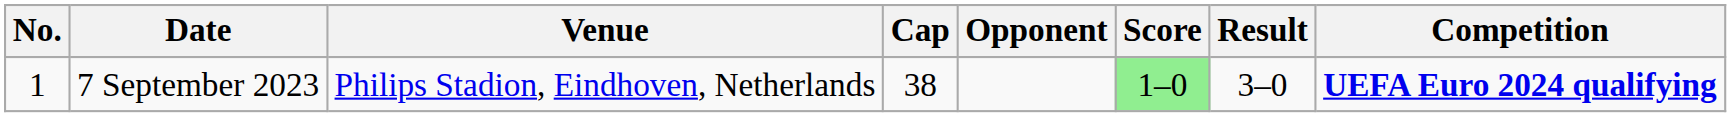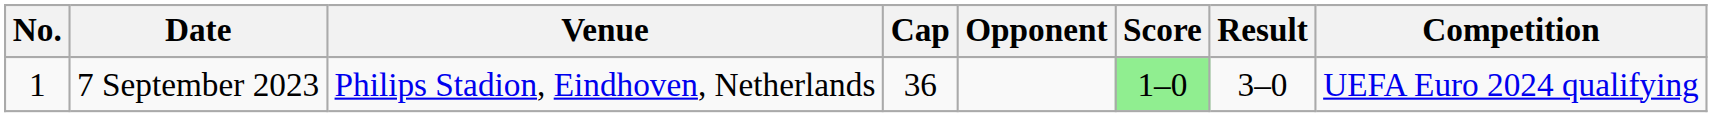(920, 83) 38 -> (920, 83) 36
(1520, 83) bold -> (1511, 83) normal
